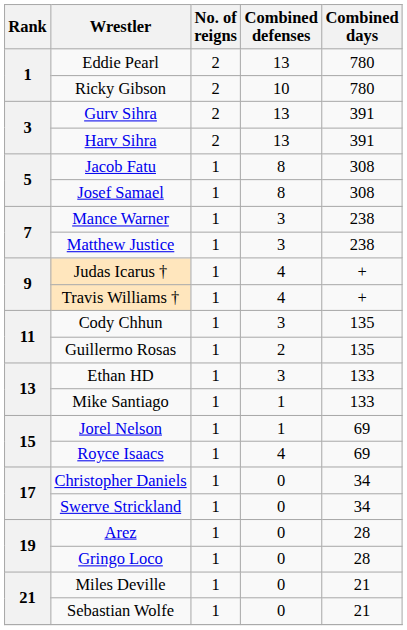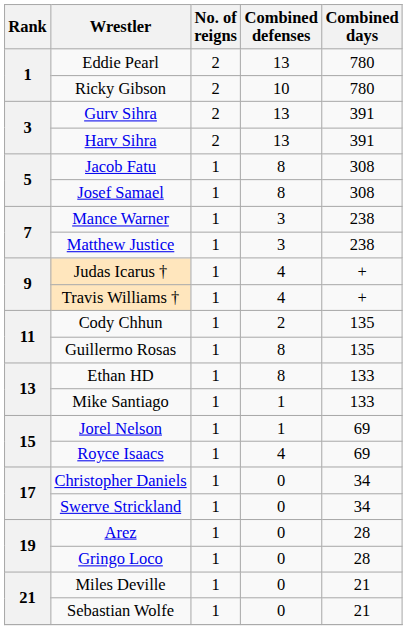(281, 323) 3 -> (281, 323) 2
(281, 349) 2 -> (281, 349) 8
(281, 375) 3 -> (281, 375) 8
